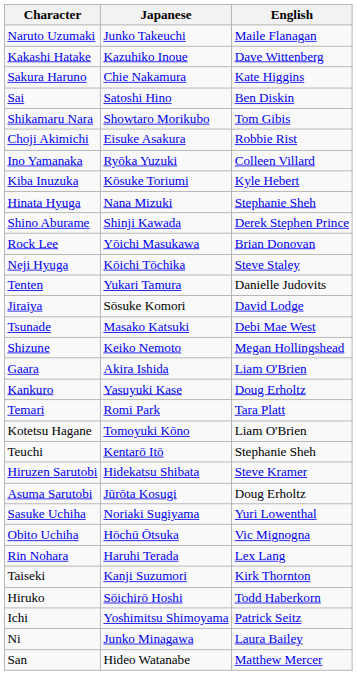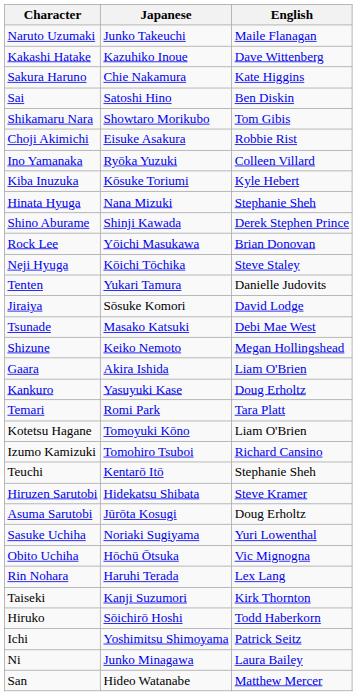+ row: (52, 451)
